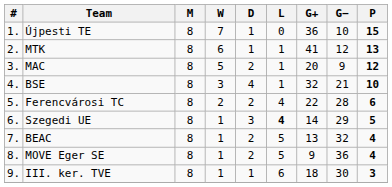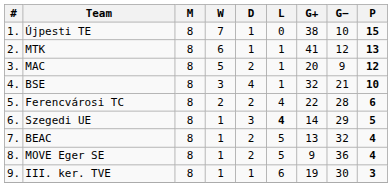(312, 31) 36 -> (312, 31) 38
(312, 173) 18 -> (312, 173) 19
